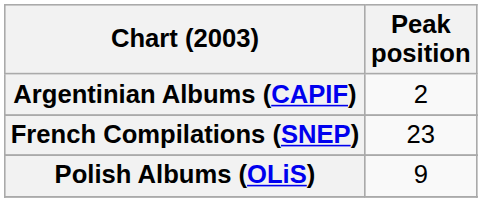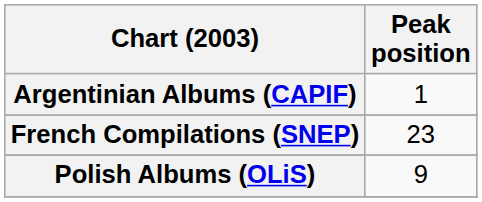(421, 94) 2 -> (421, 94) 1
